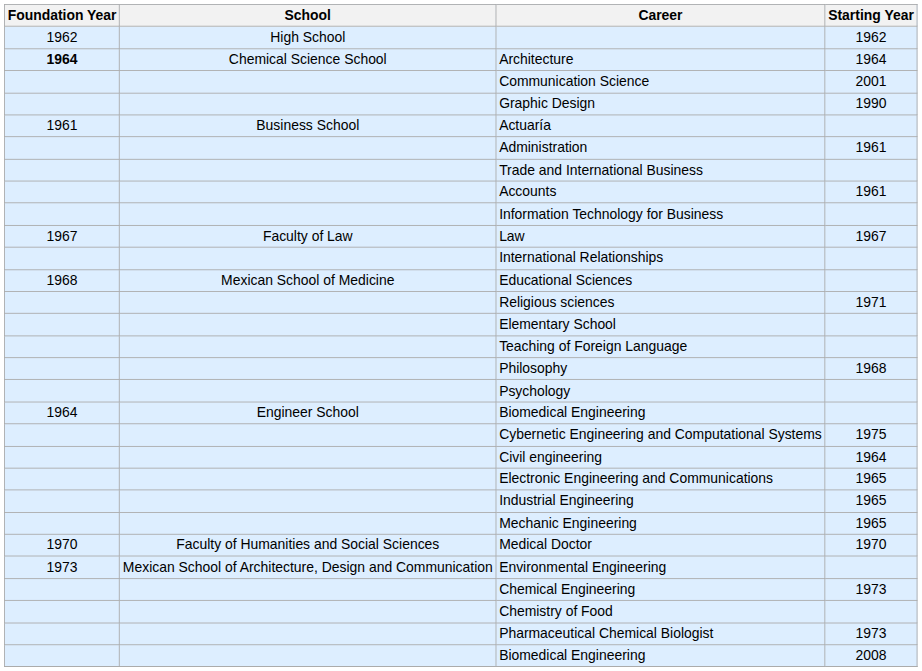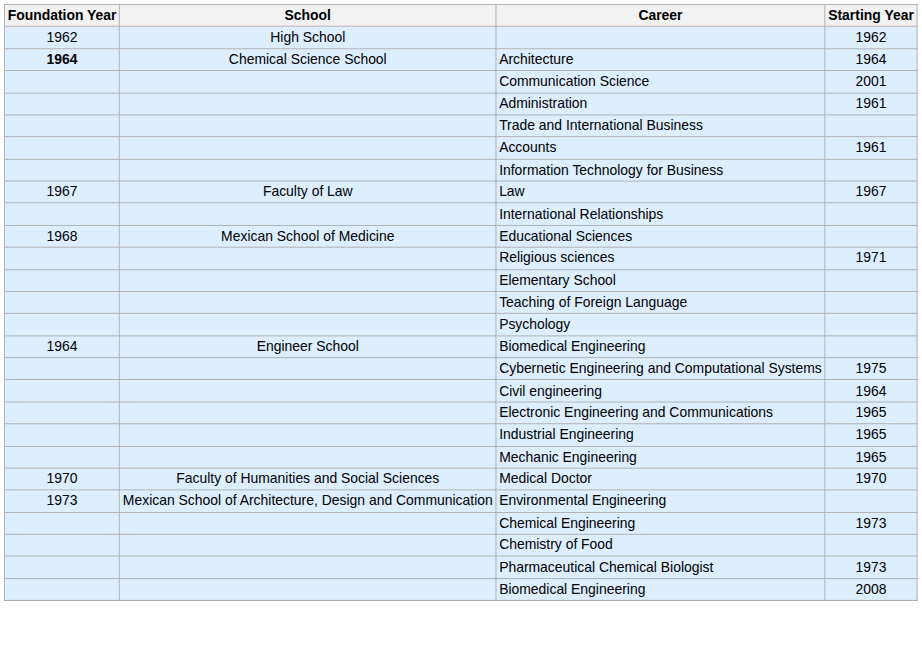- row: (547, 103)
- row: (525, 125)
- row: (533, 368)
